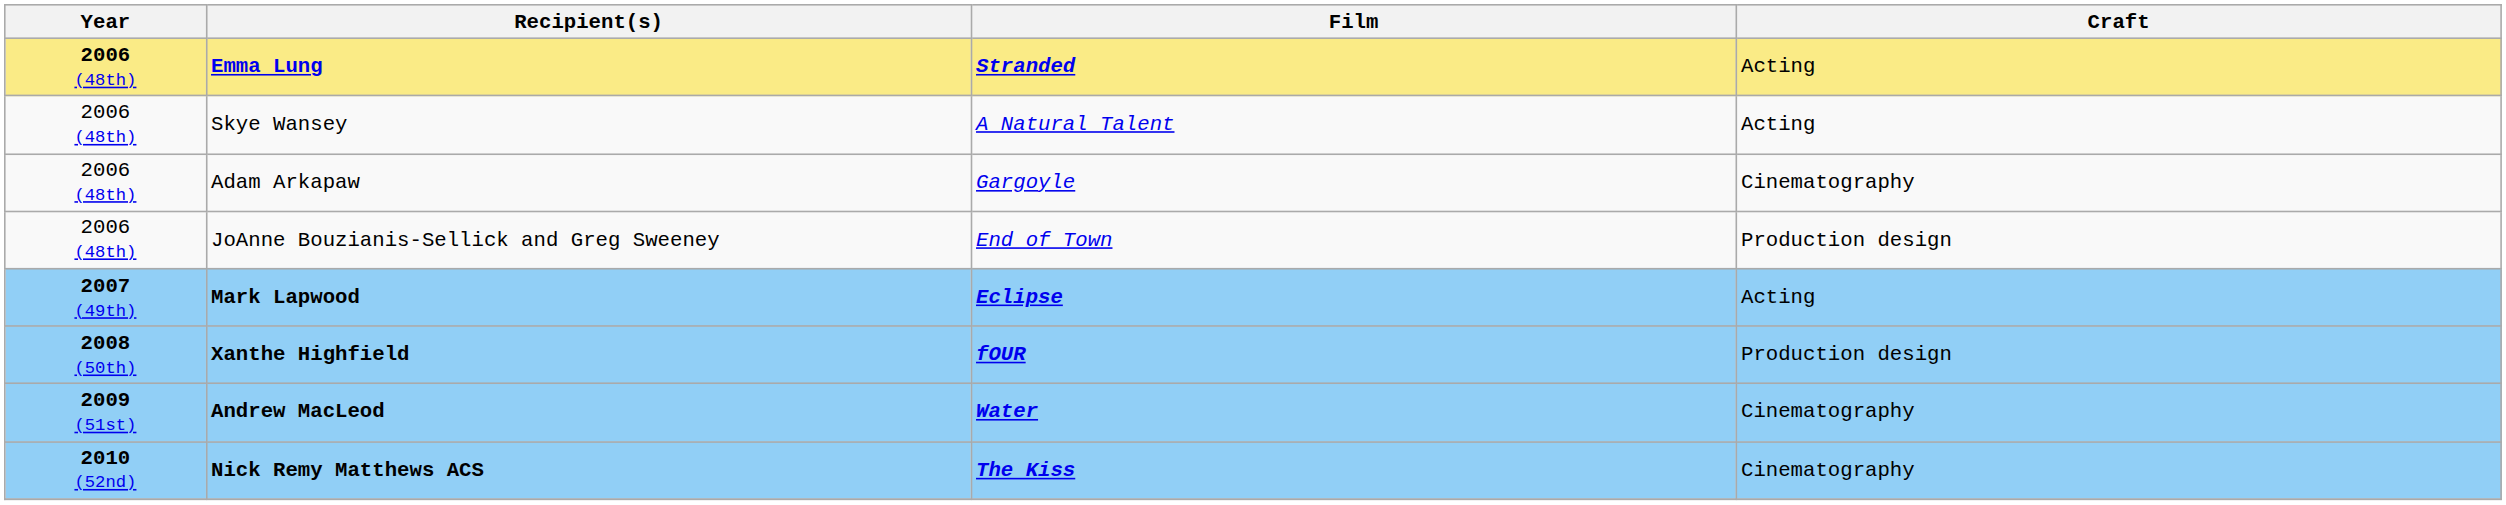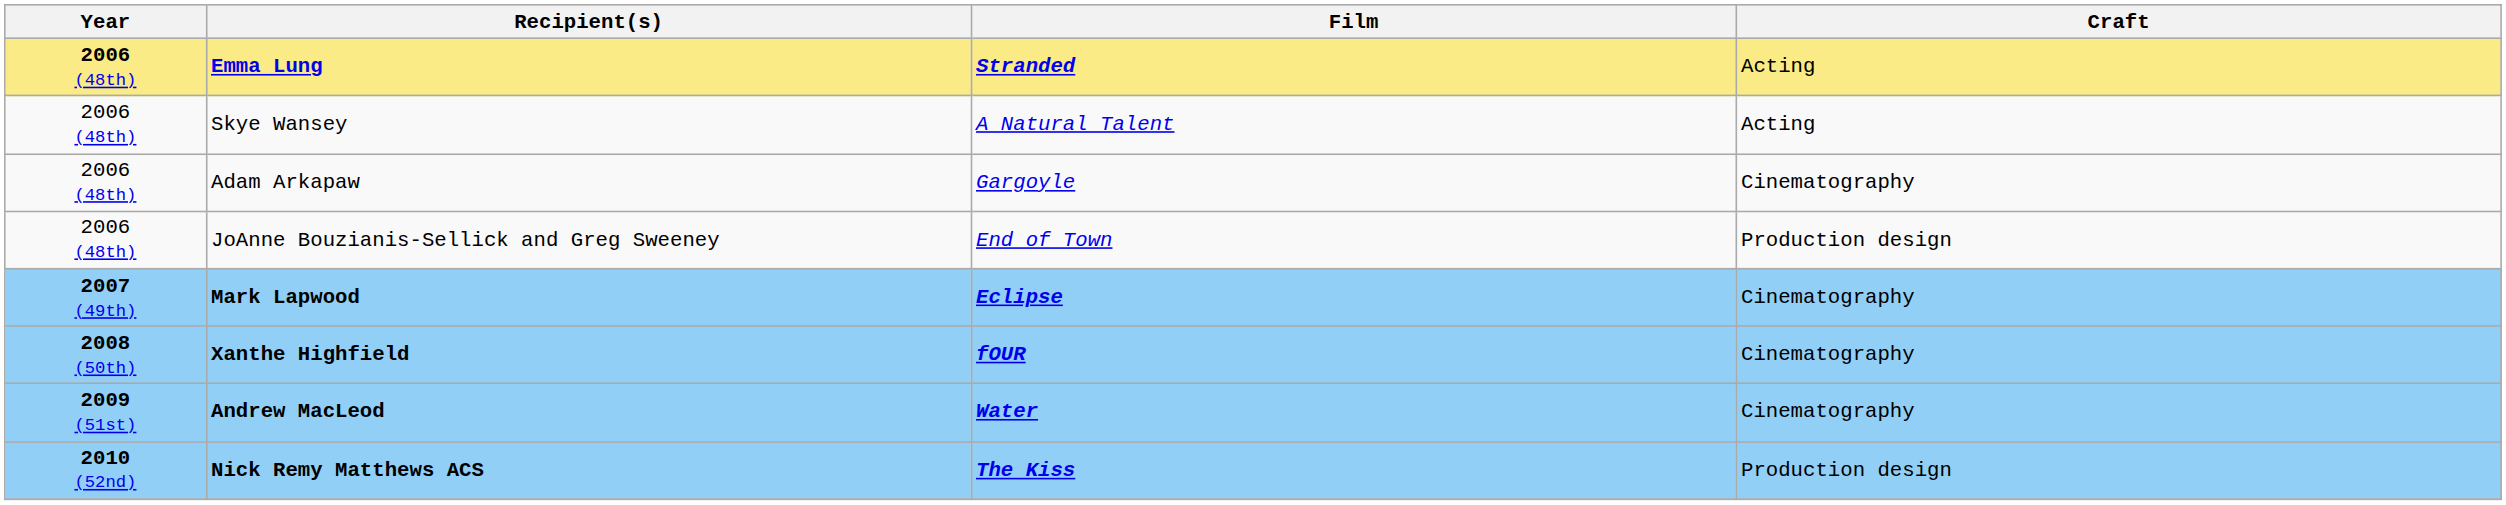(1778, 297) Acting -> (1828, 297) Cinematography
(1846, 355) Production design -> (1828, 355) Cinematography
(1828, 470) Cinematography -> (1846, 470) Production design
